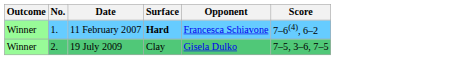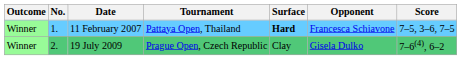+ column: (207, 12)
(296, 29) 7–6(4), 6–2 -> (427, 28) 7–5, 3–6, 7–5
(301, 47) 7–5, 3–6, 7–5 -> (422, 45) 7–6(4), 6–2
